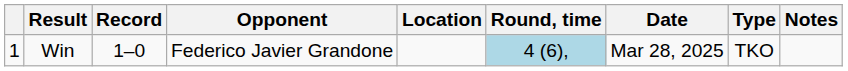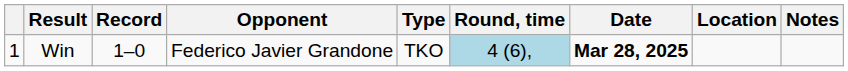columns swapped: (754, 19) <-> (442, 19)
(667, 50) normal -> (631, 50) bold
